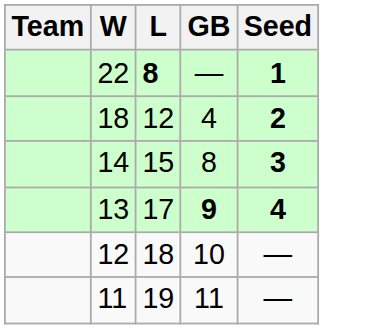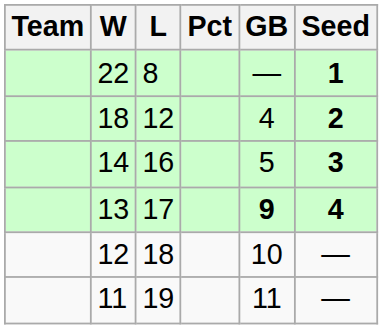+ column: (210, 27)
(150, 72) bold -> (150, 72) normal
(158, 163) 15 -> (158, 163) 16
(209, 163) 8 -> (267, 163) 5
